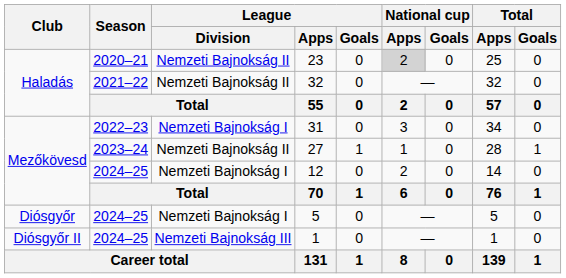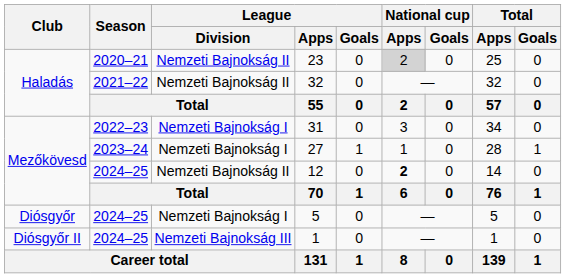(223, 149) Nemzeti Bajnokság II -> (223, 149) Nemzeti Bajnokság I
(223, 171) Nemzeti Bajnokság I -> (223, 171) Nemzeti Bajnokság II
(404, 171) normal -> (404, 171) bold
